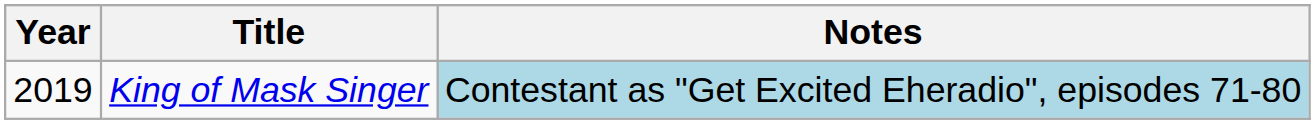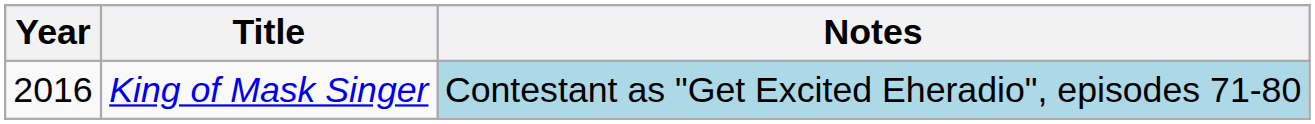(53, 89) 2019 -> (53, 89) 2016
